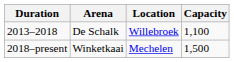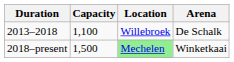columns swapped: (98, 13) <-> (205, 13)
(151, 48) no background -> (143, 48) lightgreen background
